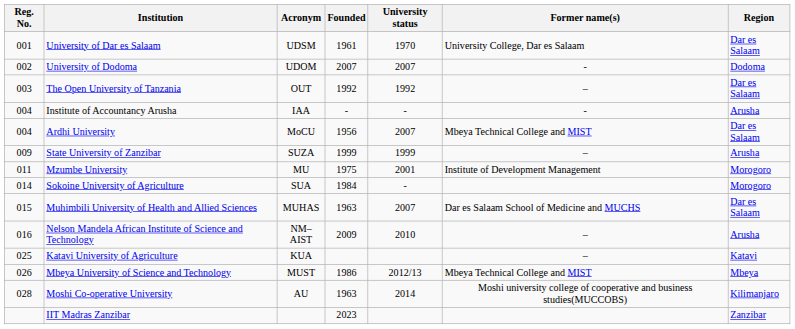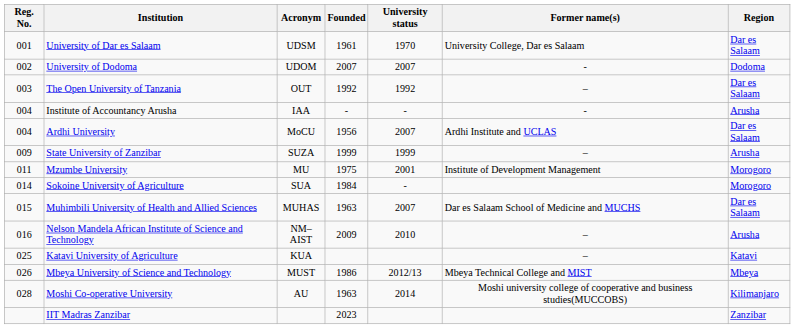(518, 132) Mbeya Technical College and MIST -> (501, 132) Ardhi Institute and UCLAS
